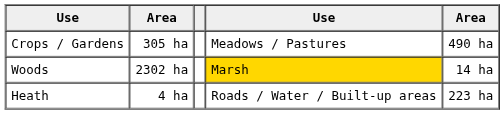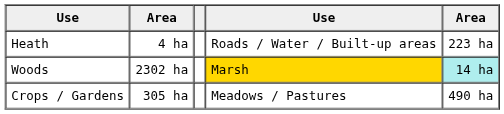rows swapped: (68, 44) <-> (30, 96)
(474, 70) no background -> (474, 70) paleturquoise background
